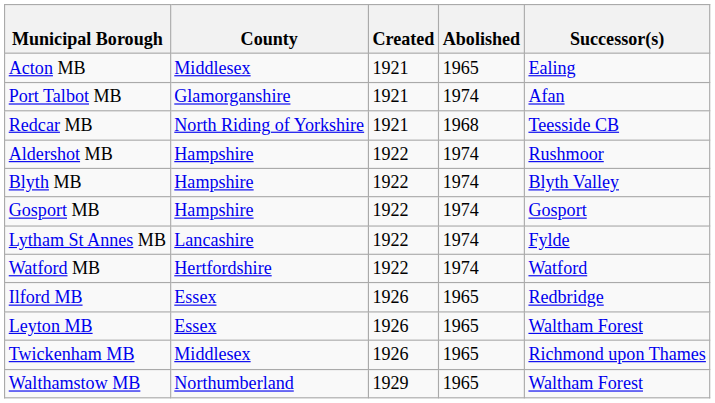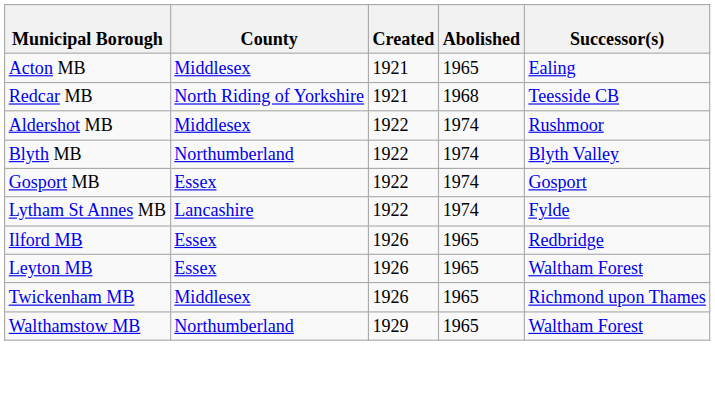- row: (65, 96)
(214, 153) Hampshire -> (212, 125) Middlesex
(214, 182) Hampshire -> (234, 153) Northumberland
(214, 211) Hampshire -> (195, 182) Essex
- row: (54, 268)
